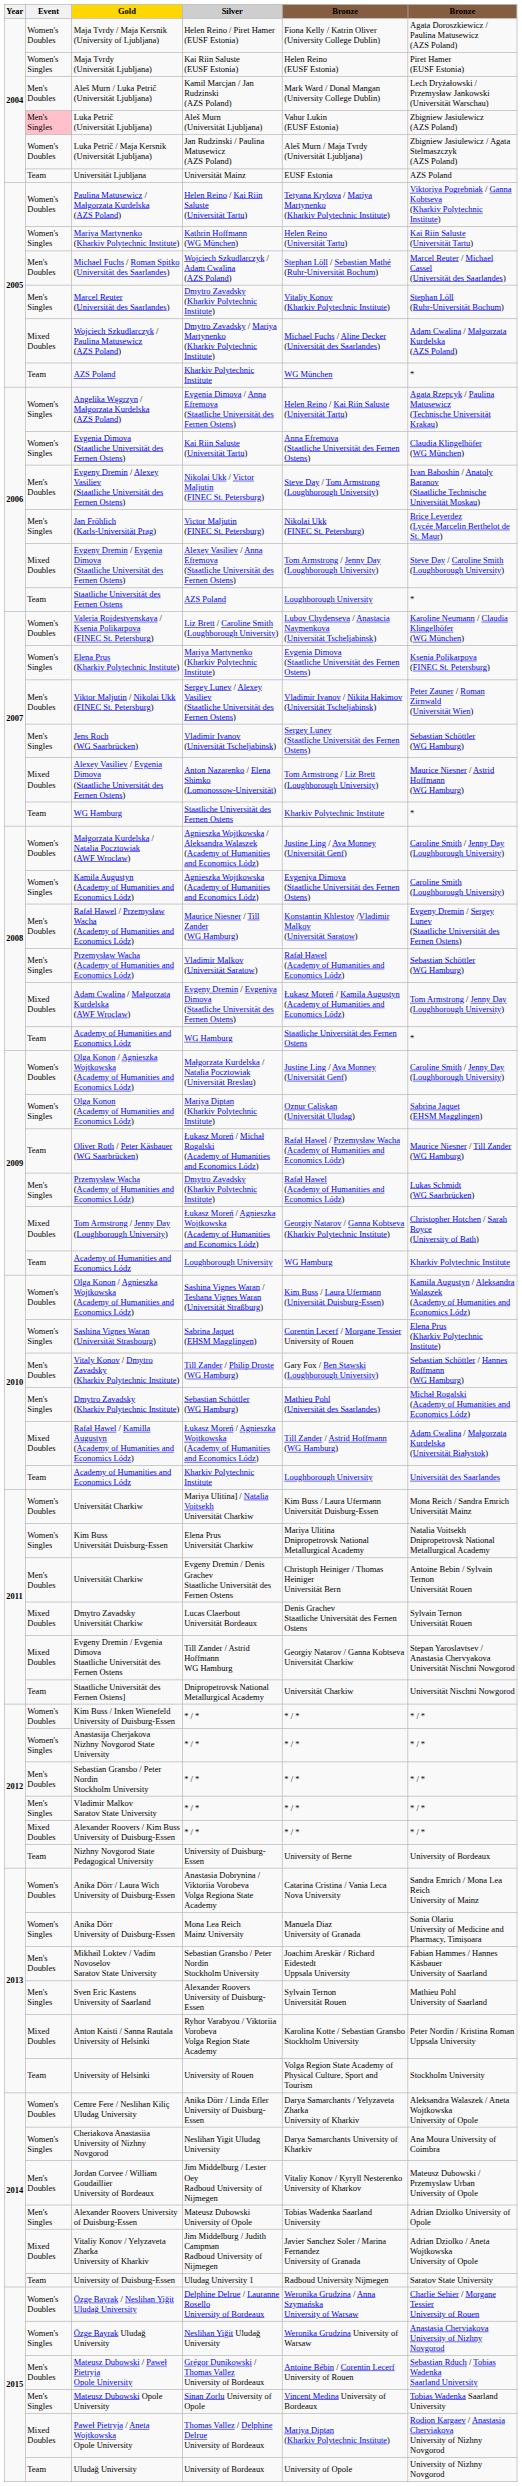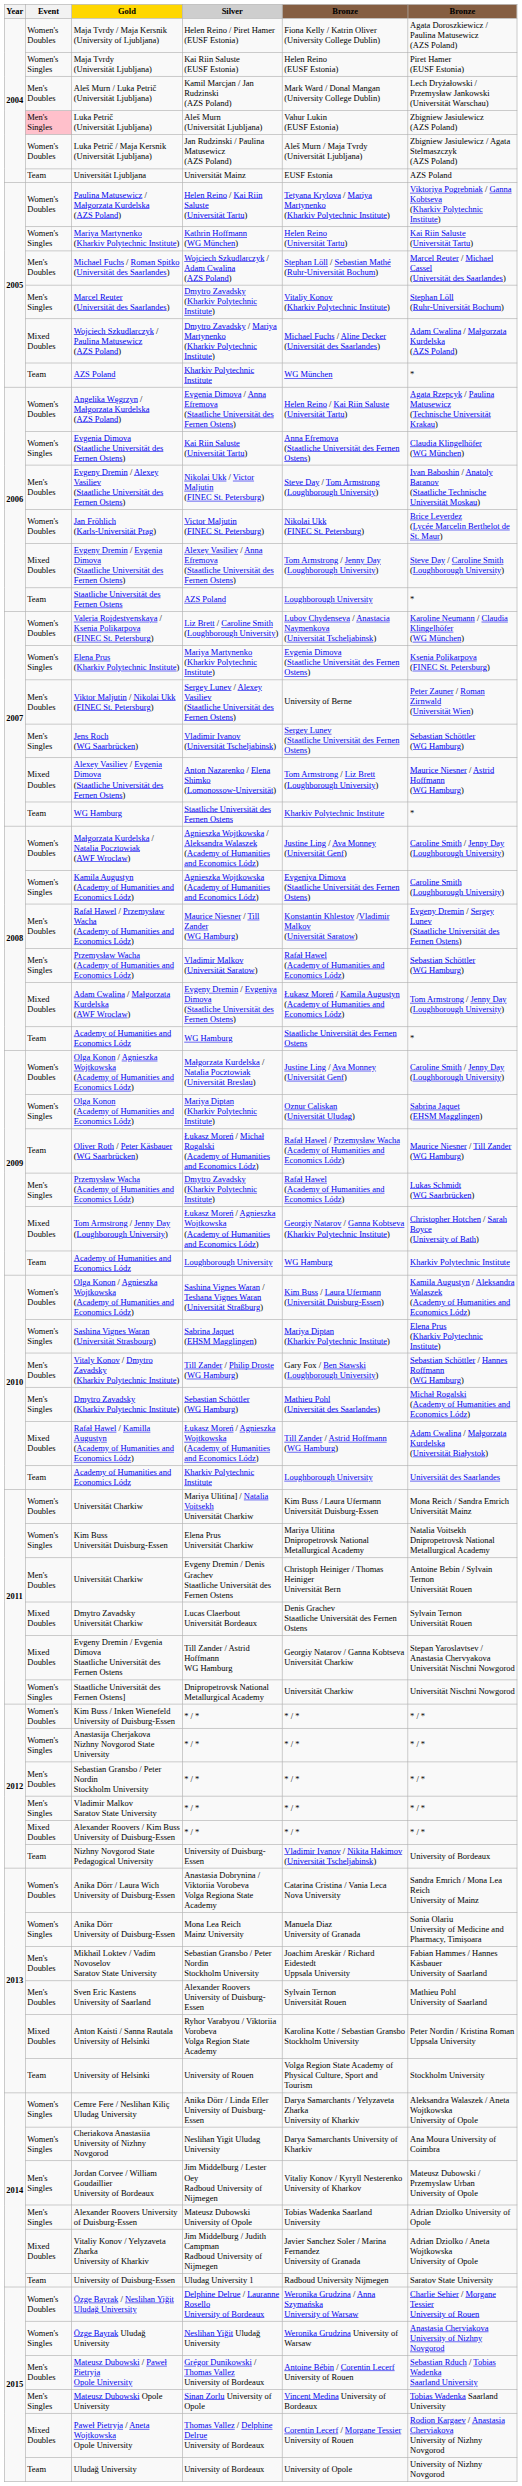(43, 409) Women's Singles -> (43, 409) Women's Doubles
(40, 526) Men's Singles -> (43, 526) Women's Doubles
(343, 702) Vladimir Ivanov / Nikita Hakimov (Universität Tscheljabinsk) -> (318, 702) University of Berne
(343, 1336) Corentin Lecerf / Morgane Tessier University of Rouen -> (337, 1336) Mariya Diptan (Kharkiv Polytechnic Institute)
(37, 1692) Team -> (43, 1692) Women's Singles
(318, 1856) University of Berne -> (343, 1856) Vladimir Ivanov / Nikita Hakimov (Universität Tscheljabinsk)
(40, 1998) Men's Singles -> (41, 1998) Men's Doubles
(43, 2110) Women's Doubles -> (43, 2110) Women's Singles
(41, 2183) Men's Doubles -> (40, 2183) Men's Singles
(337, 2436) Mariya Diptan (Kharkiv Polytechnic Institute) -> (343, 2436) Corentin Lecerf / Morgane Tessier University of Rouen
